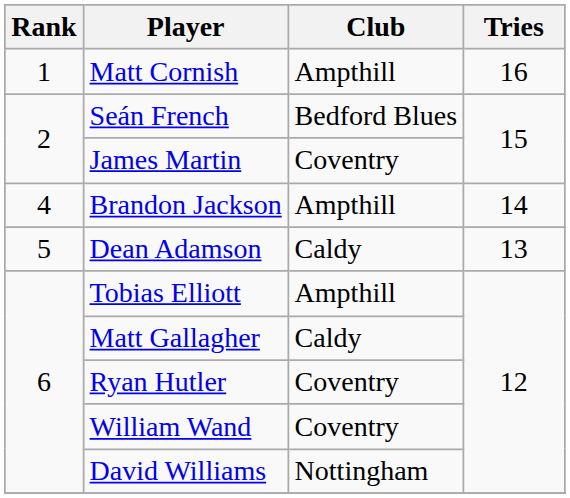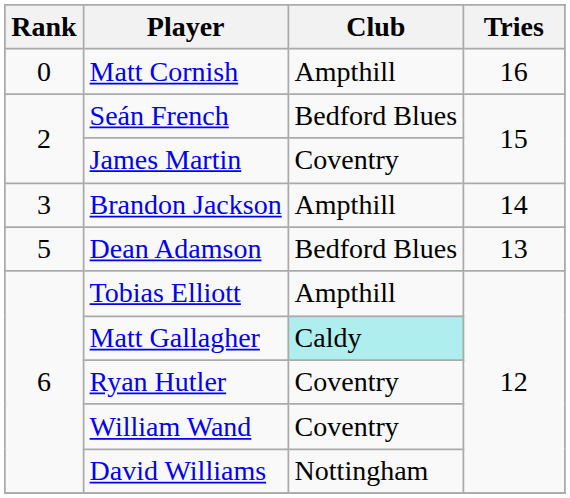(44, 71) 1 -> (44, 71) 0
(44, 204) 4 -> (44, 204) 3
(328, 248) Caldy -> (376, 248) Bedford Blues
(328, 337) no background -> (328, 337) paleturquoise background
